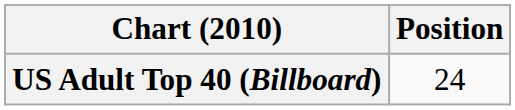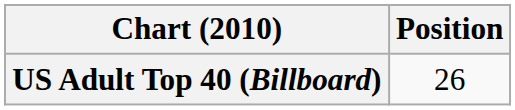(450, 78) 24 -> (450, 78) 26
